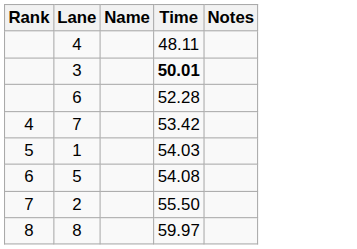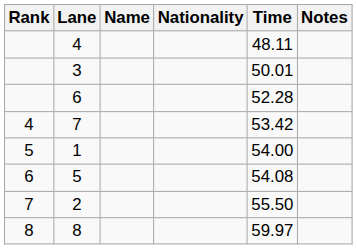+ column: (201, 17)
(179, 71) bold -> (272, 71) normal
(179, 151) 54.03 -> (272, 151) 54.00
